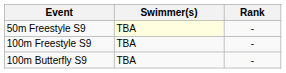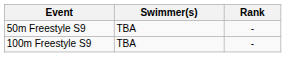(126, 29) lightyellow background -> (126, 29) no background
- row: (47, 60)
